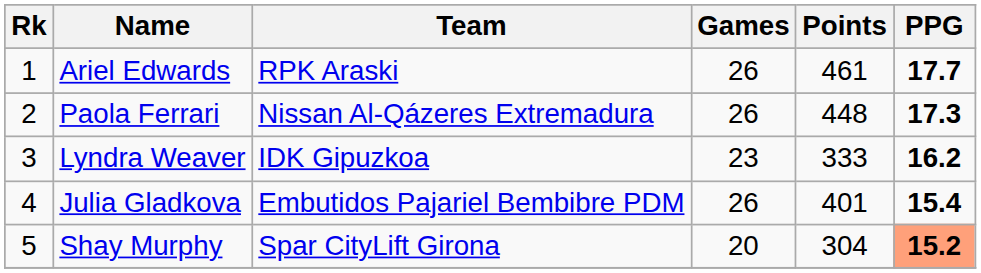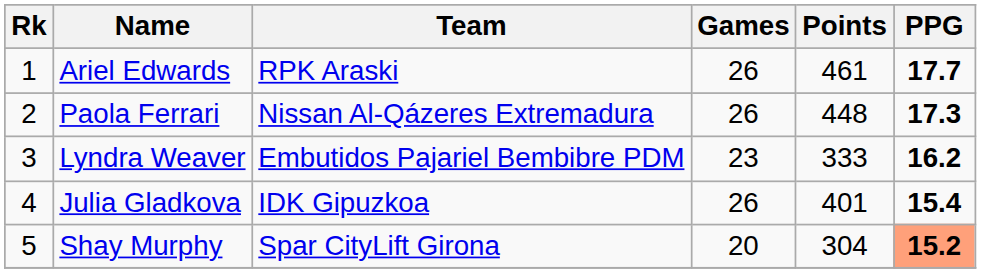(344, 158) IDK Gipuzkoa -> (471, 158) Embutidos Pajariel Bembibre PDM
(471, 202) Embutidos Pajariel Bembibre PDM -> (344, 202) IDK Gipuzkoa
